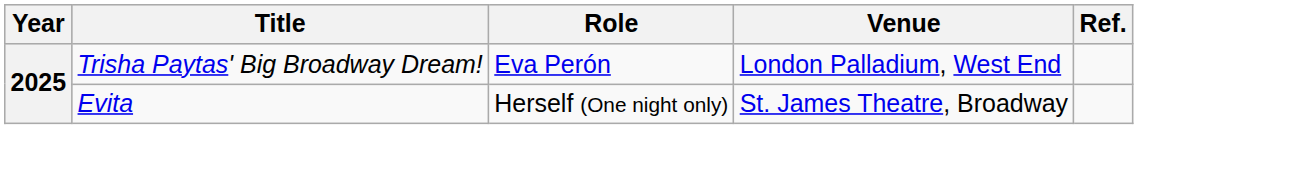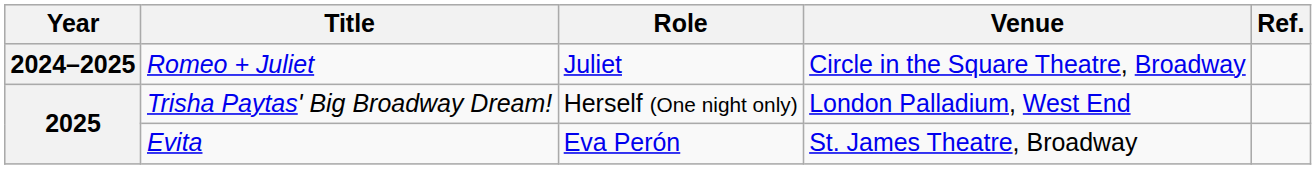+ row: (231, 63)
(553, 63) Eva Perón -> (681, 103) Herself (One night only)
(611, 103) Herself (One night only) -> (622, 143) Eva Perón
